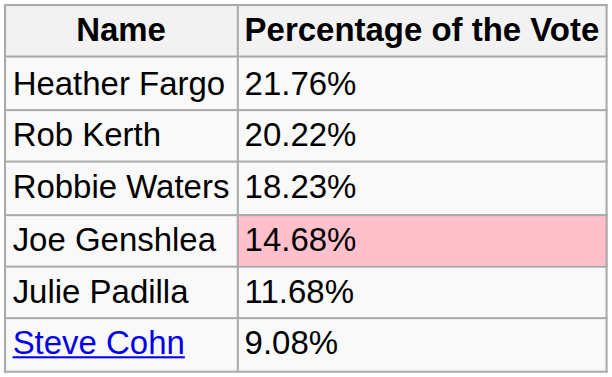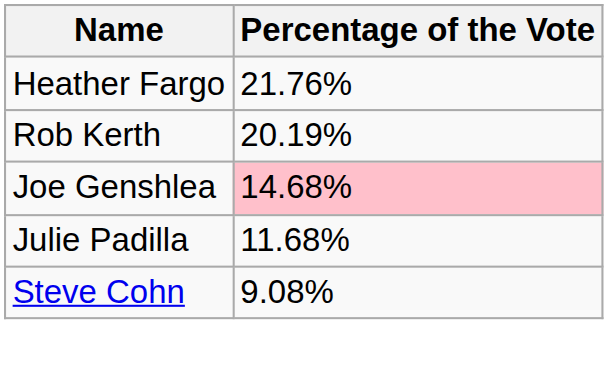(300, 135) 20.22% -> (296, 135) 20.19%
- row: (121, 187)
